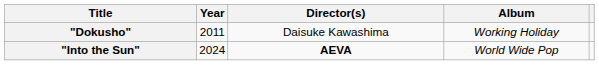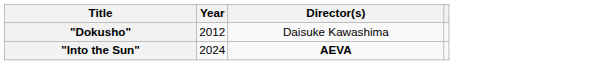- column: (516, 13)
(212, 32) 2011 -> (212, 32) 2012
